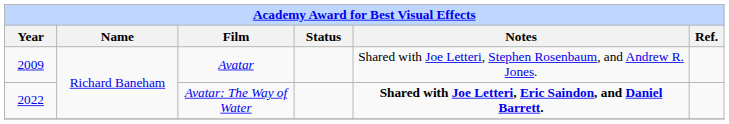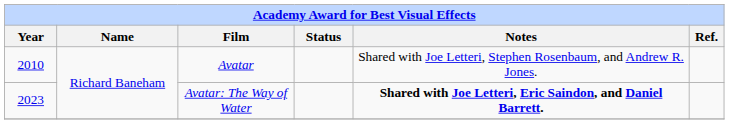(31, 64) 2009 -> (31, 64) 2010
(31, 100) 2022 -> (31, 100) 2023
